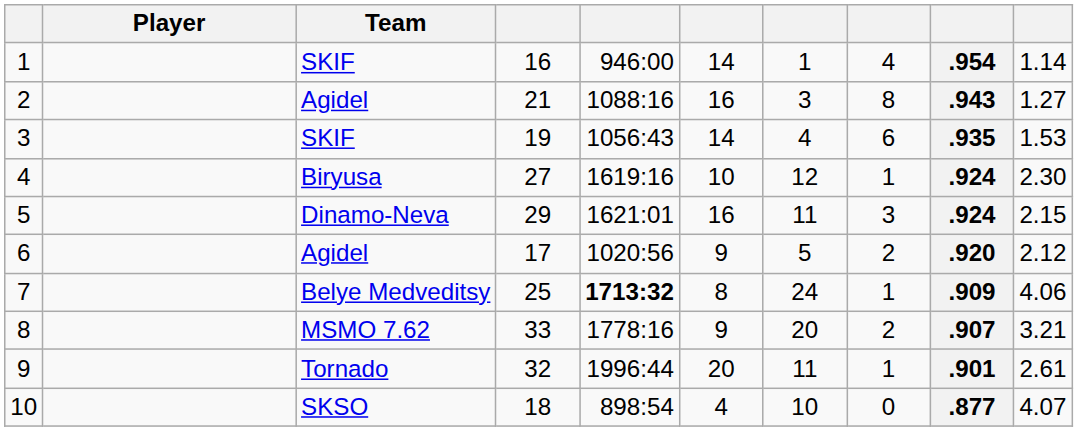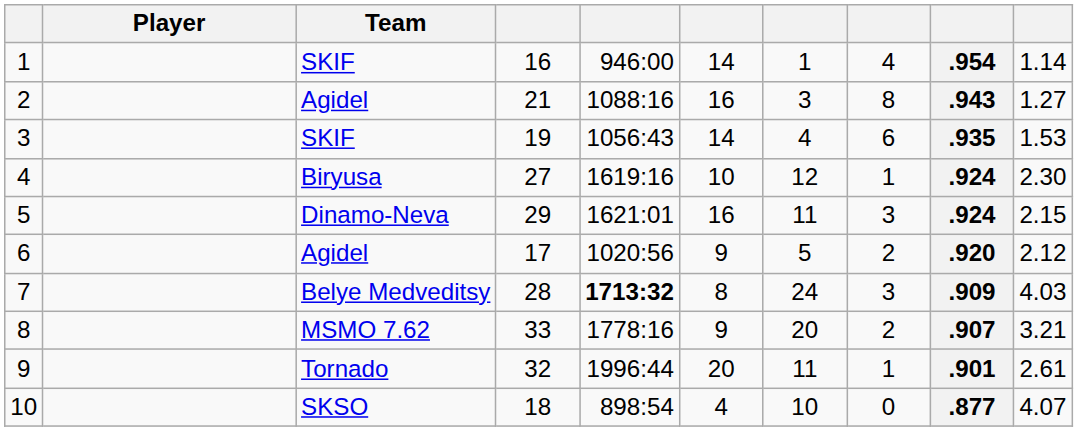(538, 291) 25 -> (538, 291) 28
(888, 291) 1 -> (888, 291) 3
(1043, 291) 4.06 -> (1043, 291) 4.03
